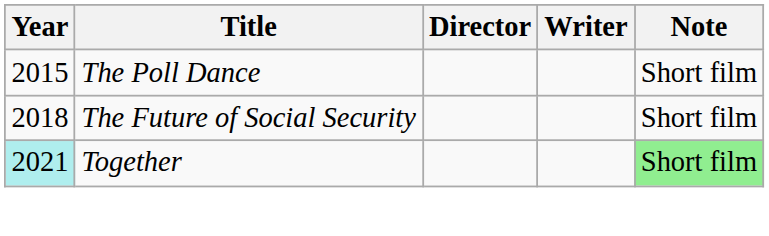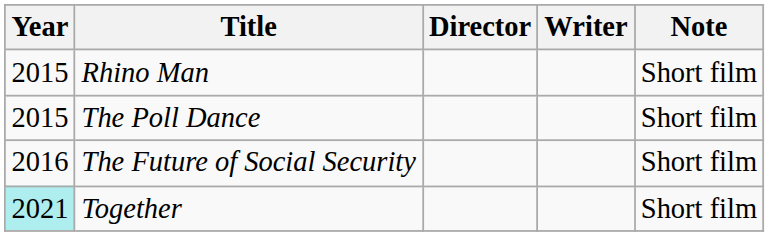+ row: (145, 72)
(40, 117) 2018 -> (40, 162) 2016
(699, 162) lightgreen background -> (699, 207) no background
